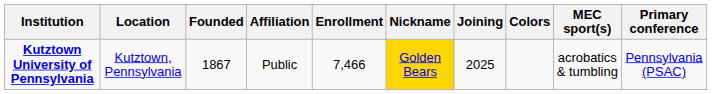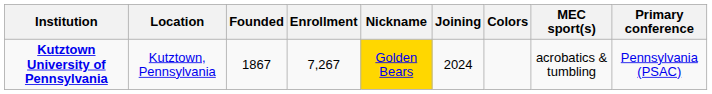- column: (280, 22)
(349, 64) 7,466 -> (324, 64) 7,267
(480, 64) 2025 -> (458, 64) 2024
